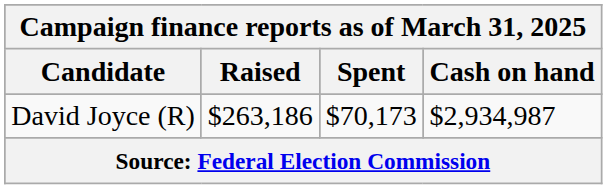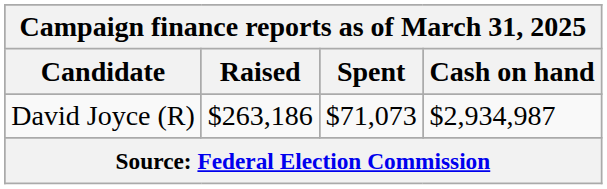(371, 115) $70,173 -> (371, 115) $71,073
